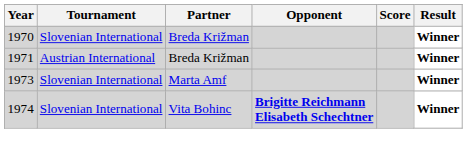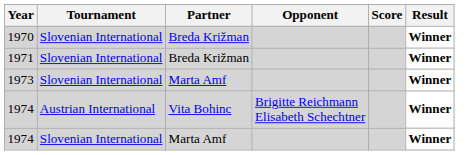(98, 58) Austrian International -> (101, 58) Slovenian International
(101, 109) Slovenian International -> (98, 109) Austrian International
(314, 109) bold -> (310, 109) normal
+ row: (21, 139)
